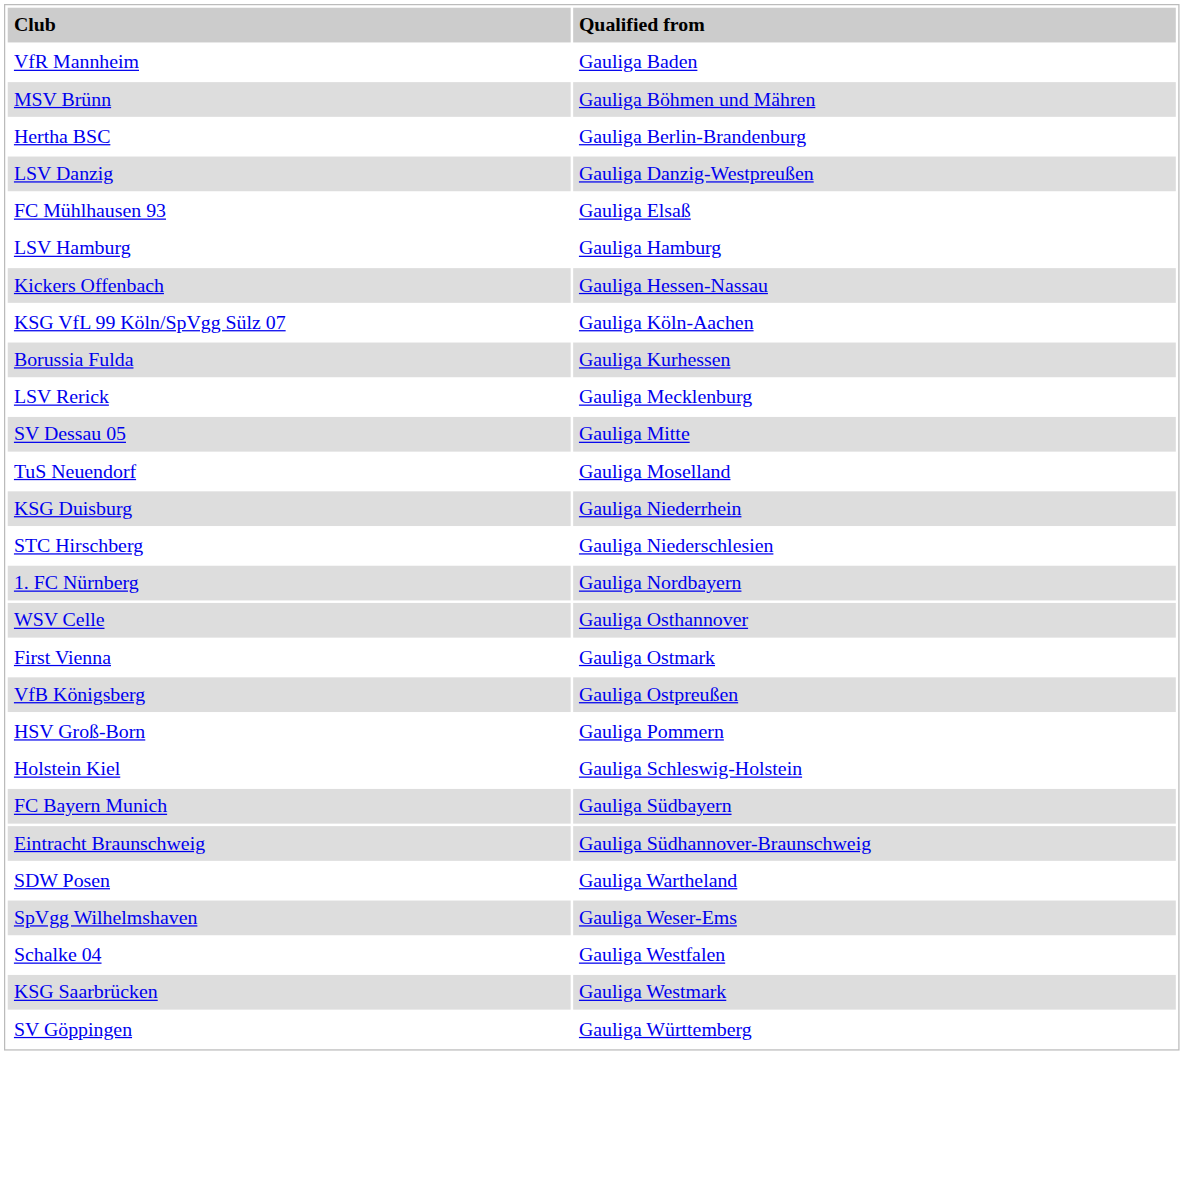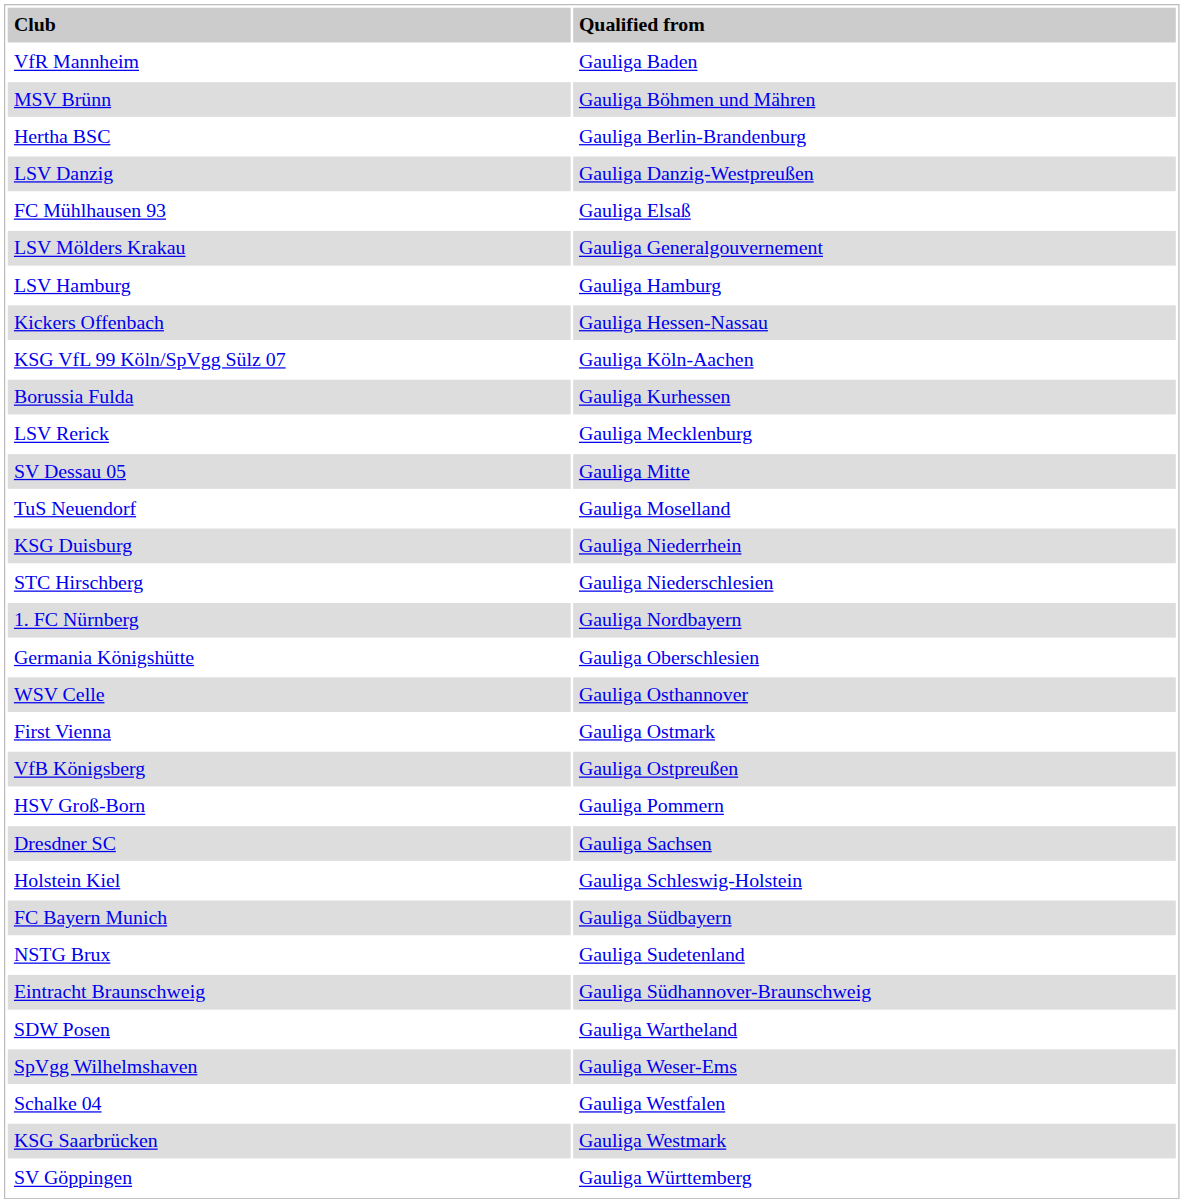+ row: (100, 248)
+ row: (104, 657)
+ row: (65, 843)
+ row: (62, 954)
